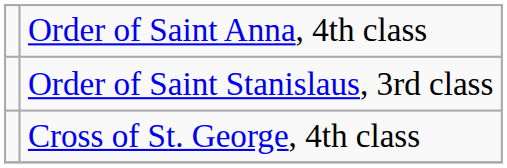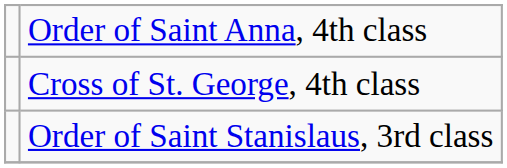rows swapped: (261, 83) <-> (224, 135)
